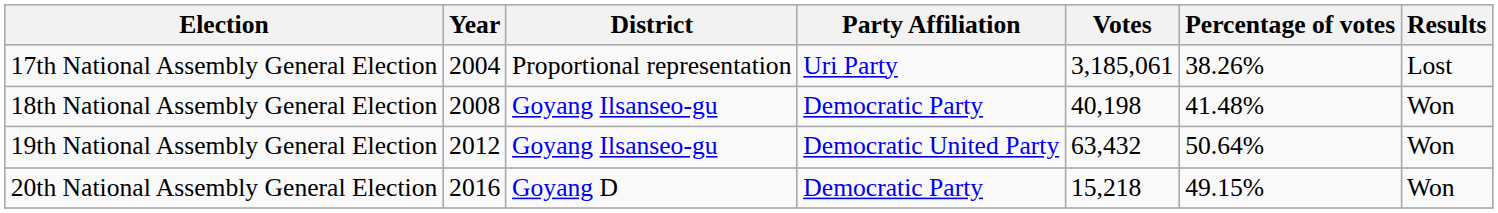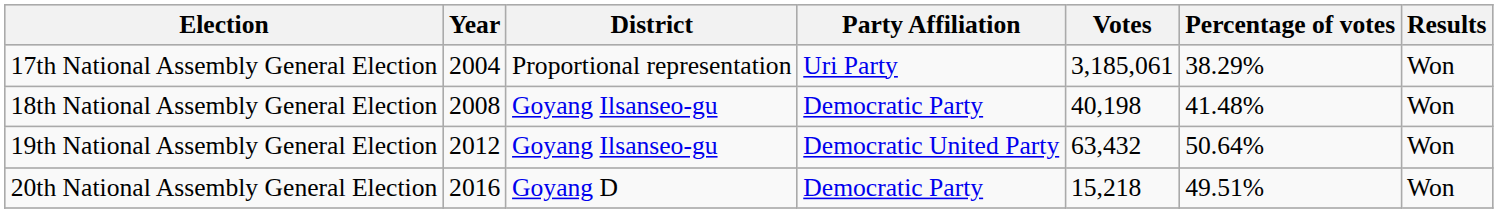(1225, 65) 38.26% -> (1225, 65) 38.29%
(1430, 65) Lost -> (1431, 65) Won
(1225, 187) 49.15% -> (1225, 187) 49.51%
